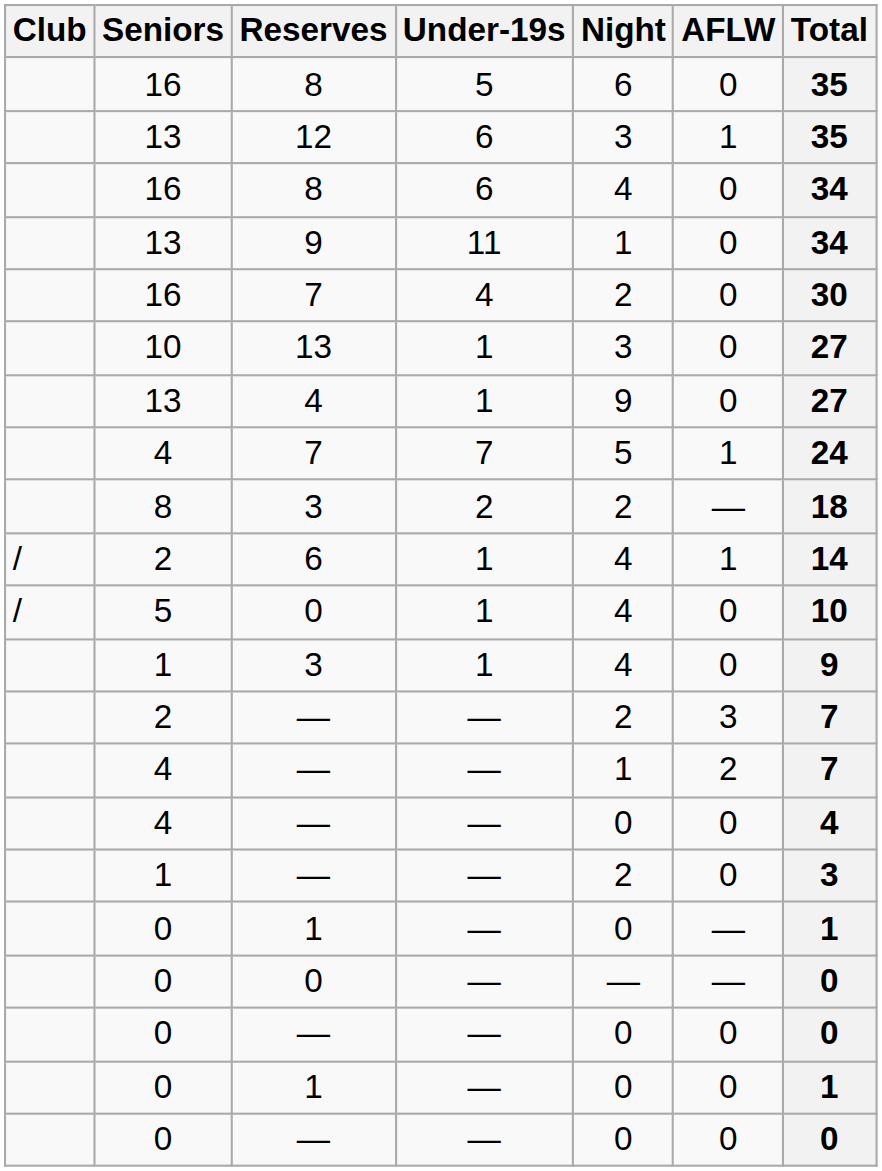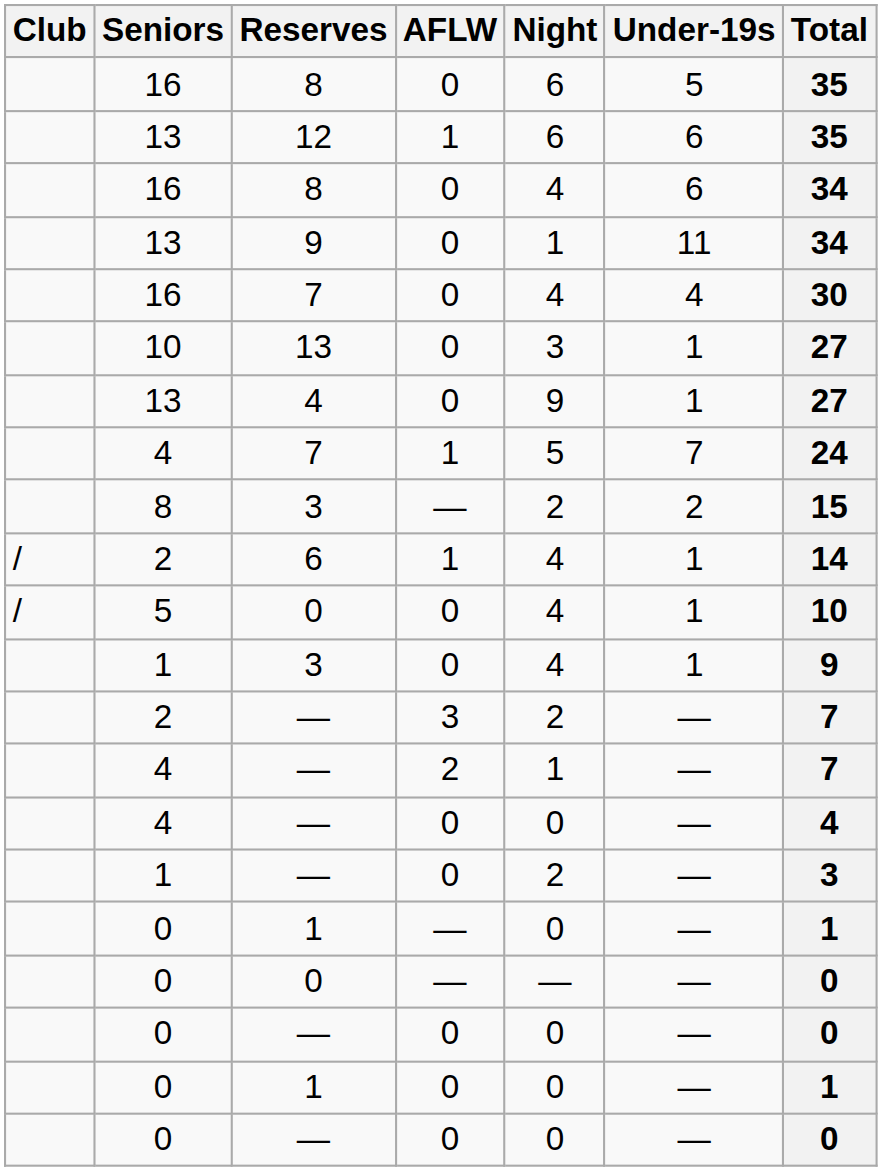columns swapped: (484, 30) <-> (728, 30)
(623, 136) 3 -> (555, 136) 6
(623, 294) 2 -> (555, 294) 4
(829, 505) 18 -> (829, 505) 15
